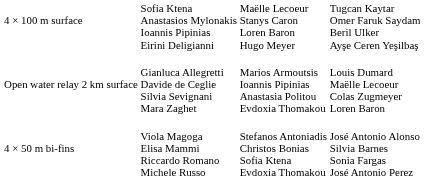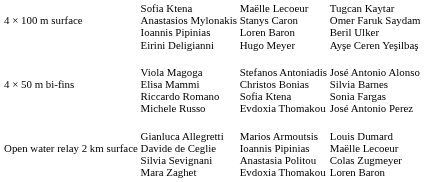rows swapped: (71, 84) <-> (39, 148)
